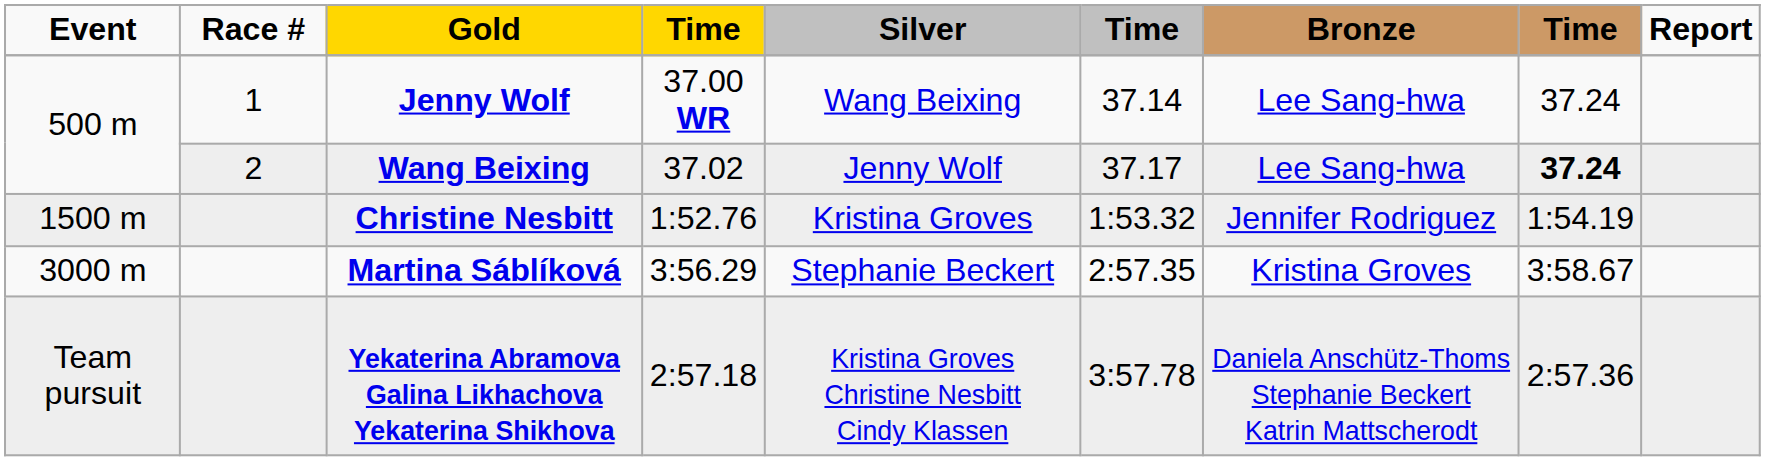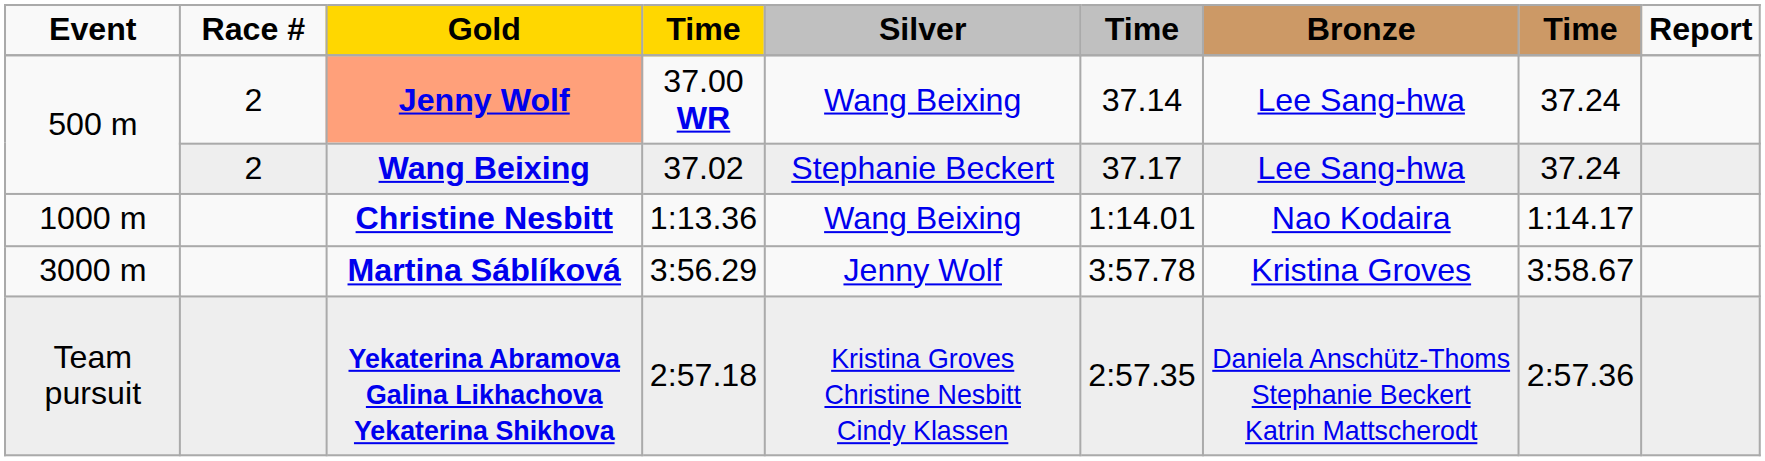(253, 99) 1 -> (253, 99) 2
(484, 99) no background -> (484, 99) lightsalmon background
(923, 168) Jenny Wolf -> (923, 168) Stephanie Beckert
(1580, 168) bold -> (1580, 168) normal
+ row: (703, 219)
- row: (703, 219)
(923, 270) Stephanie Beckert -> (923, 270) Jenny Wolf
(1142, 270) 2:57.35 -> (1142, 270) 3:57.78
(1142, 375) 3:57.78 -> (1142, 375) 2:57.35
